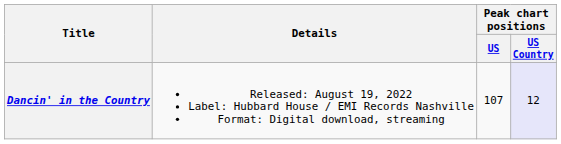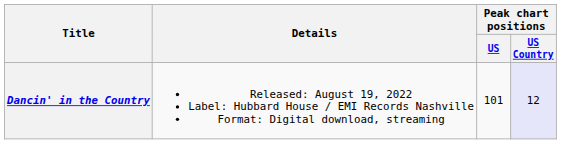(494, 101) 107 -> (494, 101) 101
